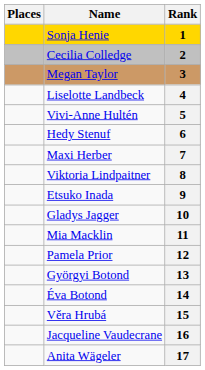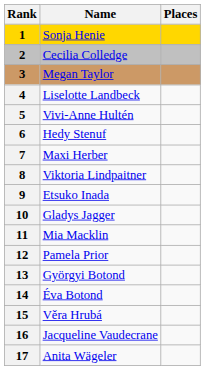columns swapped: (183, 14) <-> (24, 14)
